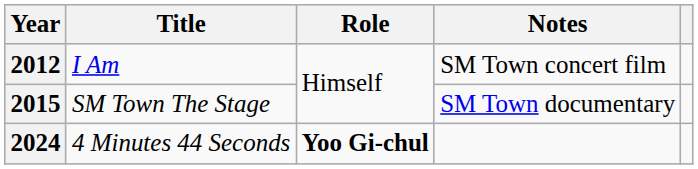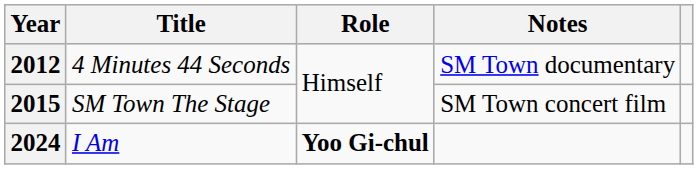(96, 63) I Am -> (181, 63) 4 Minutes 44 Seconds
(553, 63) SM Town concert film -> (558, 63) SM Town documentary
(558, 103) SM Town documentary -> (553, 103) SM Town concert film
(181, 143) 4 Minutes 44 Seconds -> (96, 143) I Am
